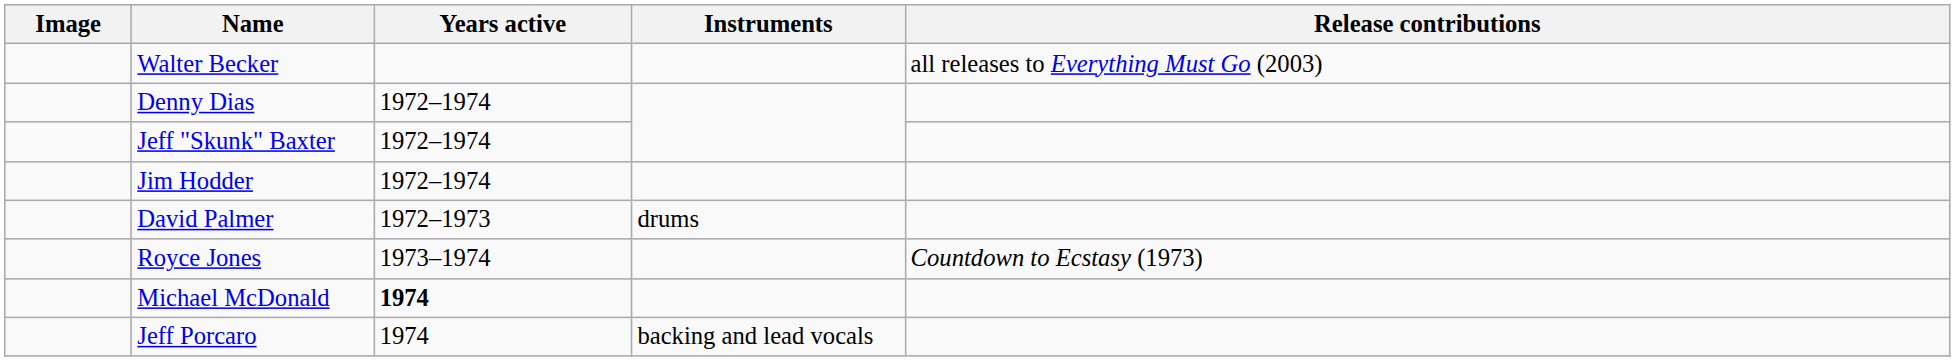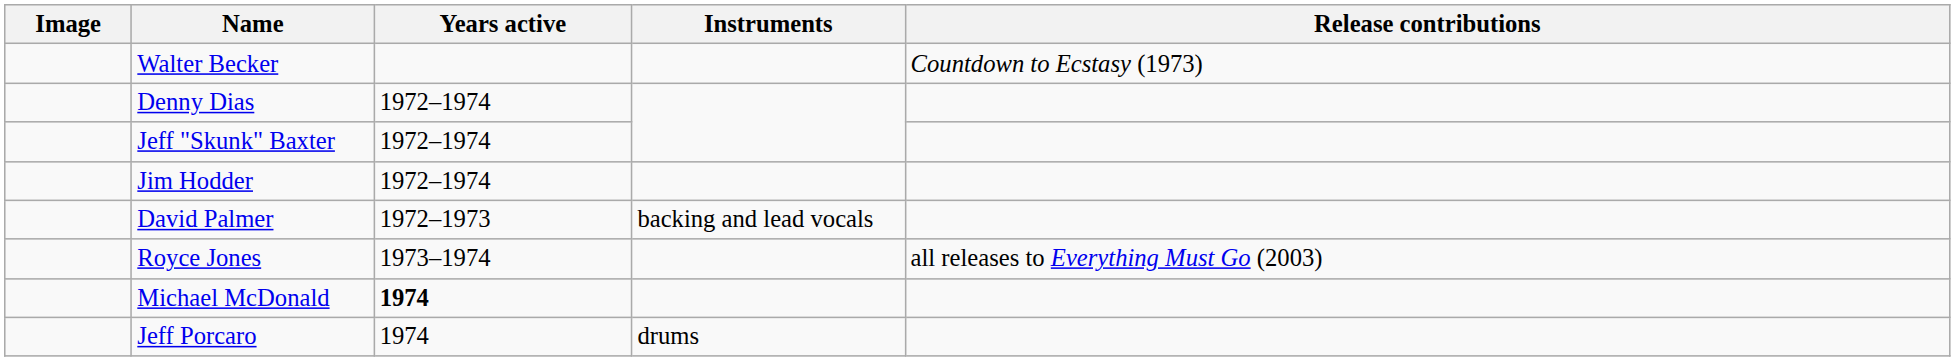(1117, 63) all releases to Everything Must Go (2003) -> (1057, 63) Countdown to Ecstasy (1973)
(668, 219) drums -> (755, 219) backing and lead vocals
(1057, 258) Countdown to Ecstasy (1973) -> (1117, 258) all releases to Everything Must Go (2003)
(755, 336) backing and lead vocals -> (668, 336) drums
